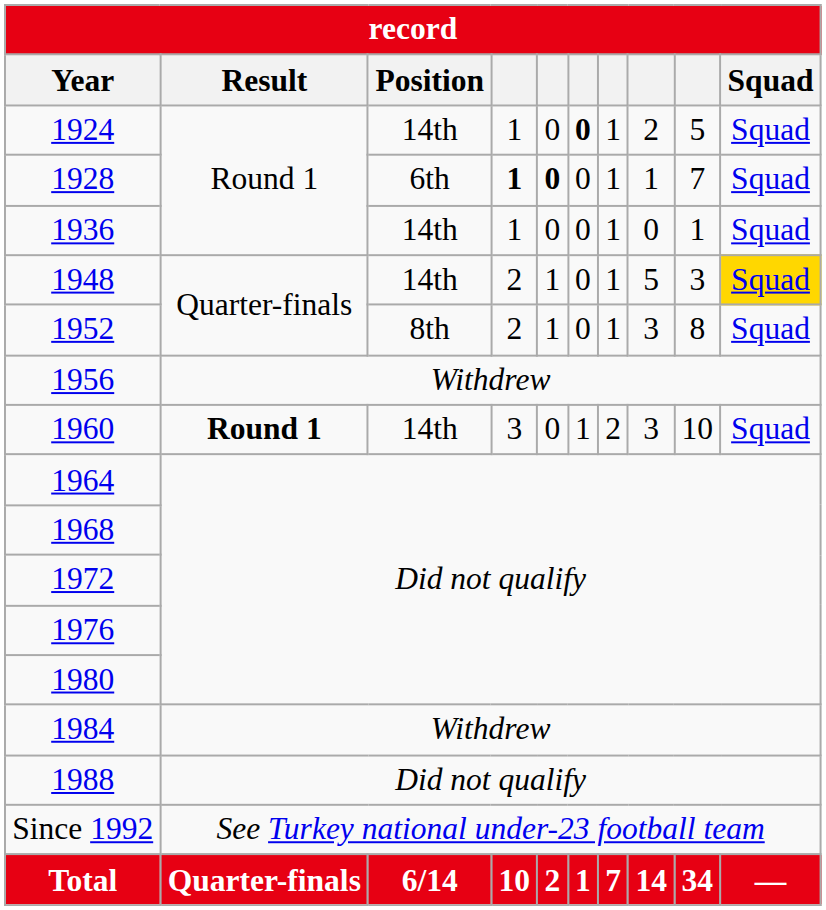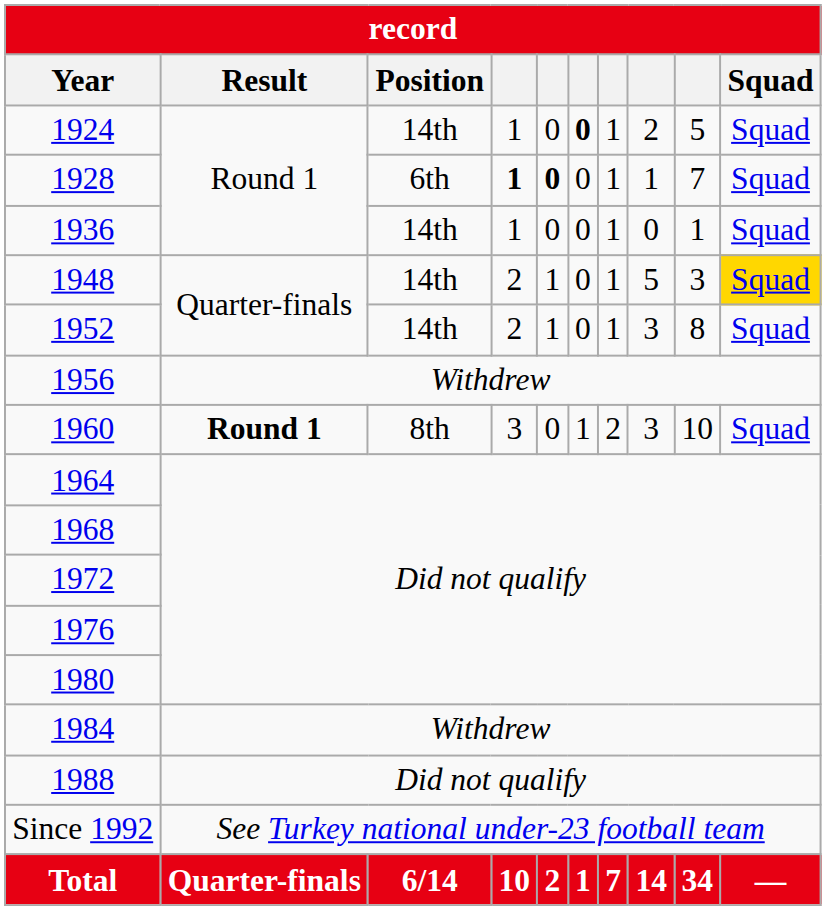(430, 329) 8th -> (430, 329) 14th
(430, 429) 14th -> (430, 429) 8th
